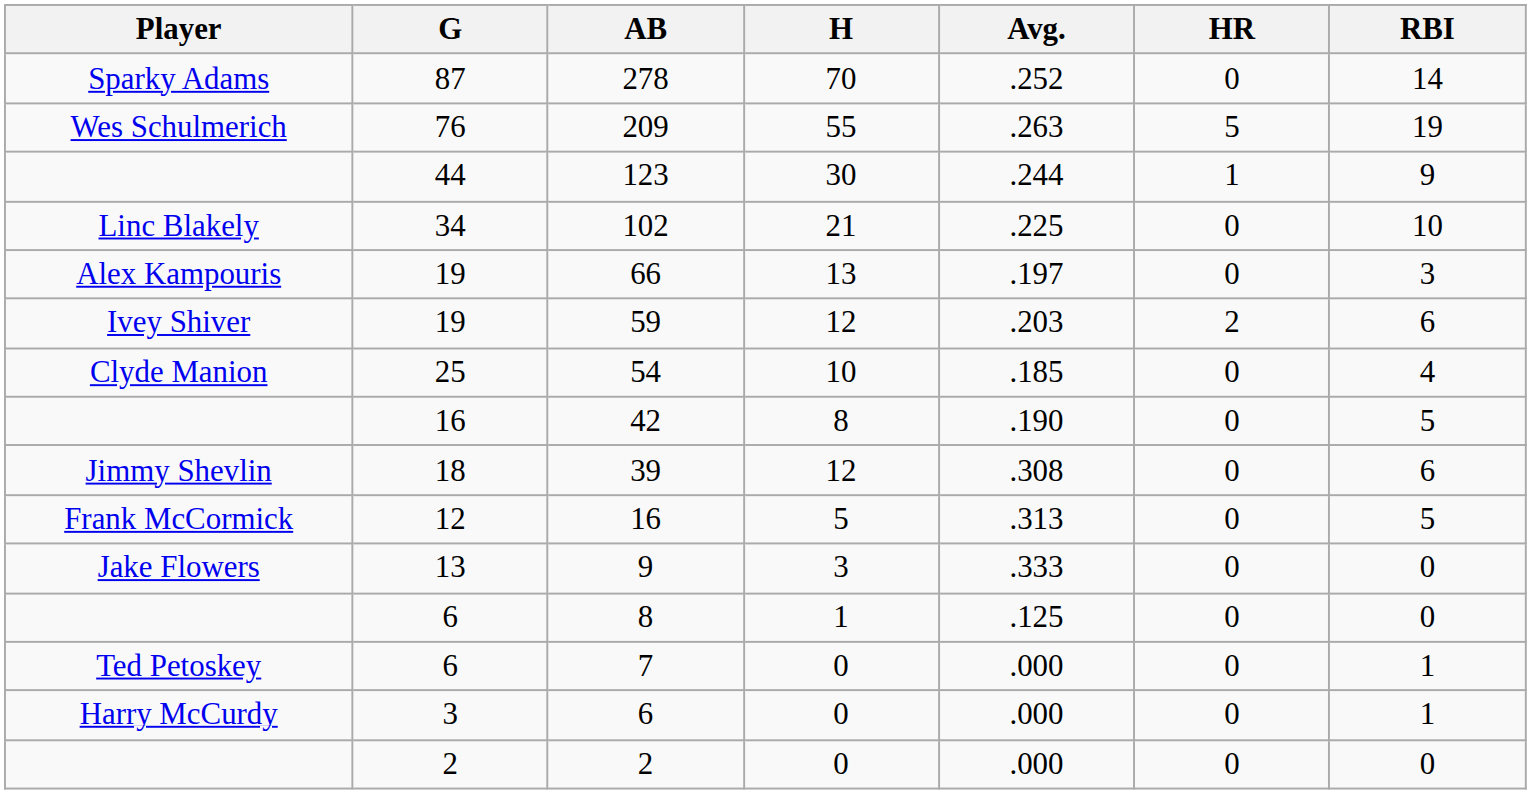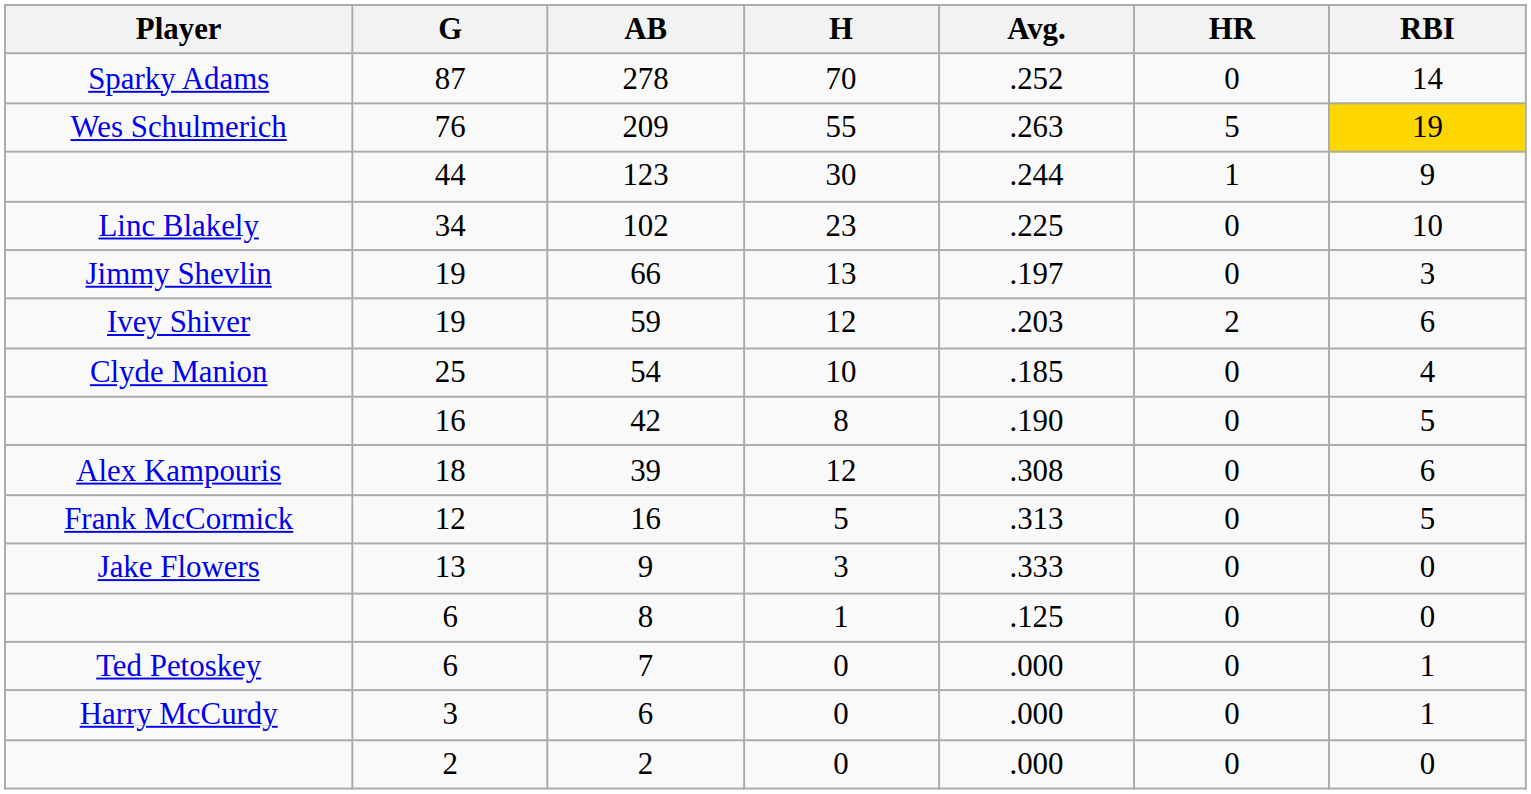(1427, 126) no background -> (1427, 126) gold background
(841, 224) 21 -> (841, 224) 23
(179, 273) Alex Kampouris -> (179, 273) Jimmy Shevlin
(179, 469) Jimmy Shevlin -> (179, 469) Alex Kampouris
